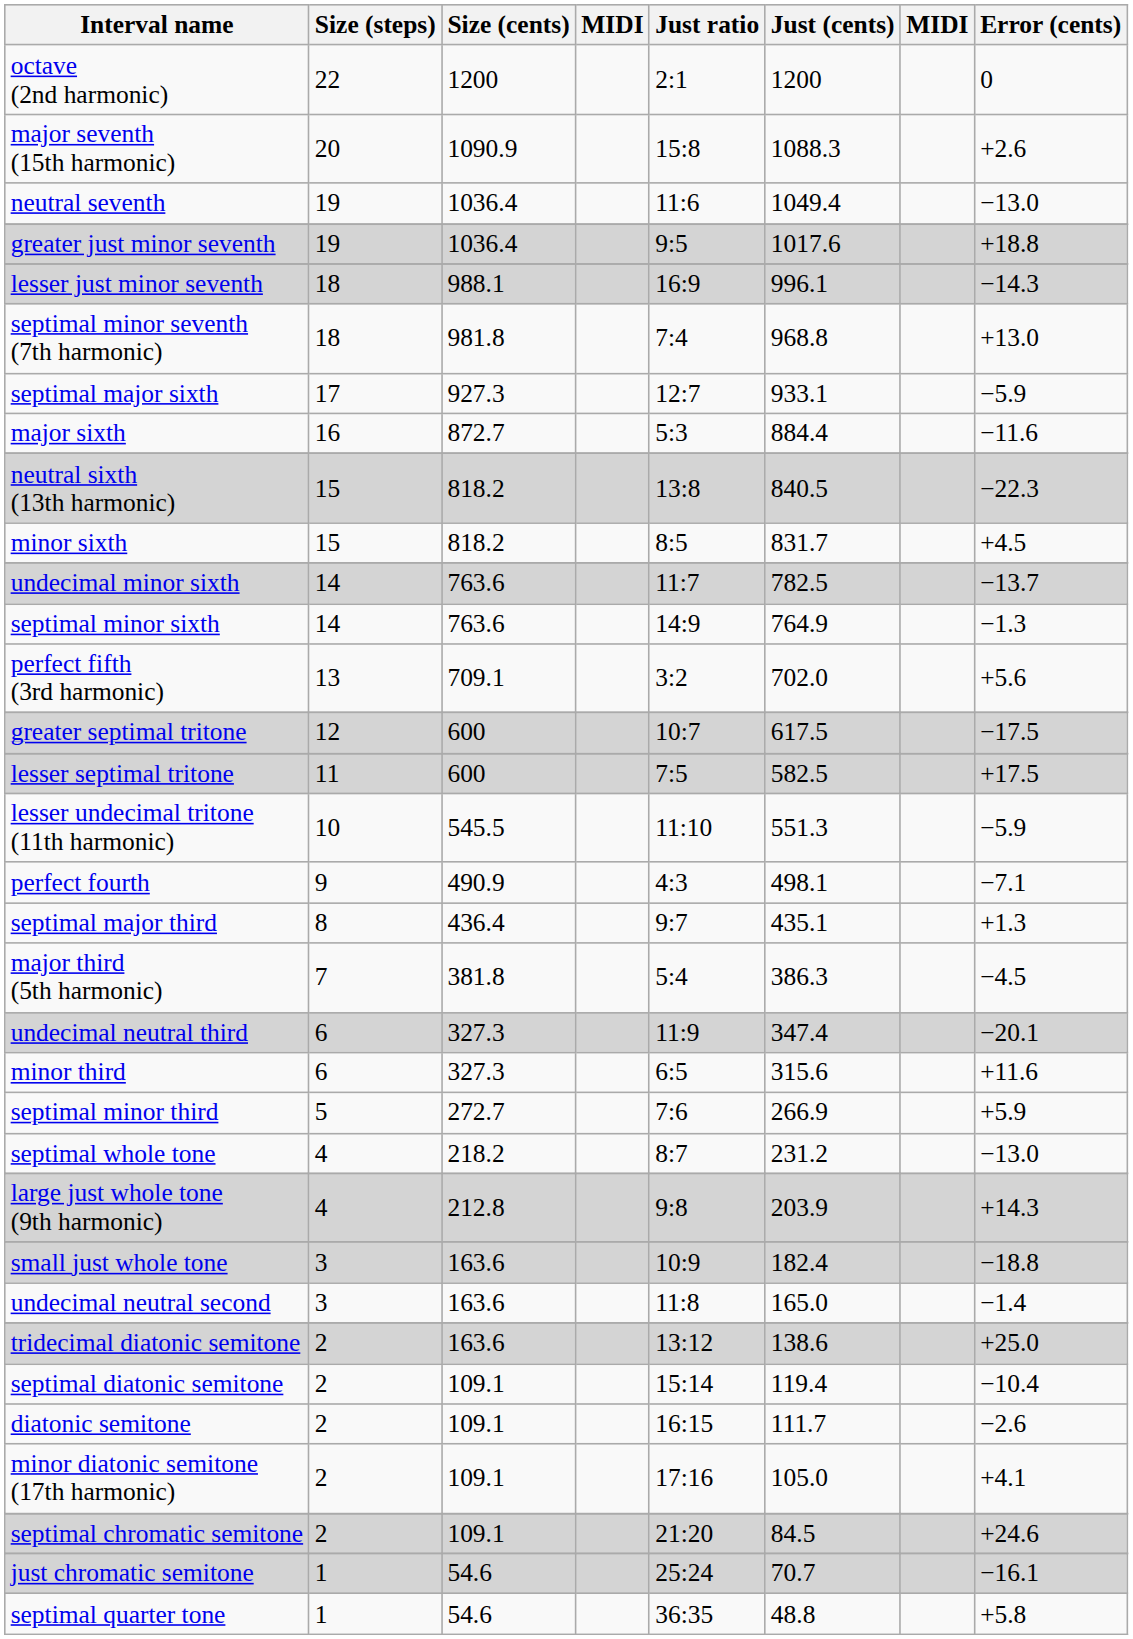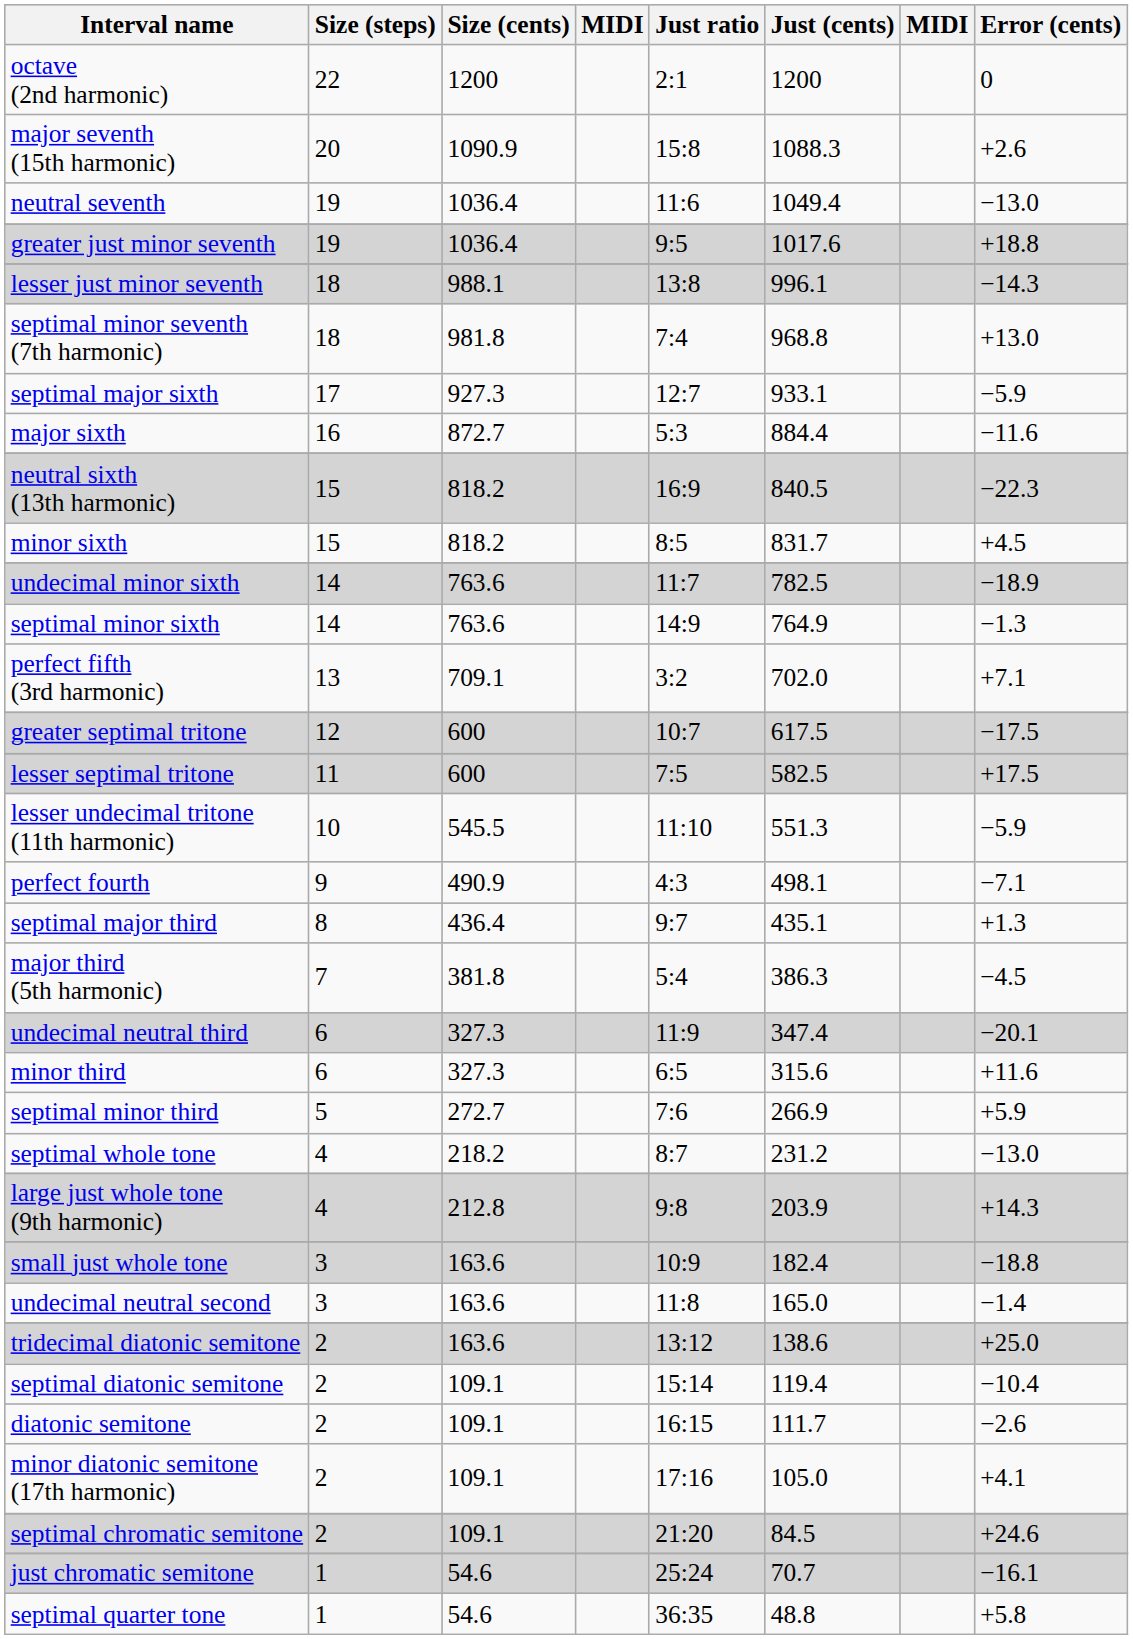(678, 283) 16:9 -> (678, 283) 13:8
(678, 487) 13:8 -> (678, 487) 16:9
(1010, 582) −13.7 -> (1010, 582) −18.9
(1003, 677) +5.6 -> (1003, 677) +7.1
